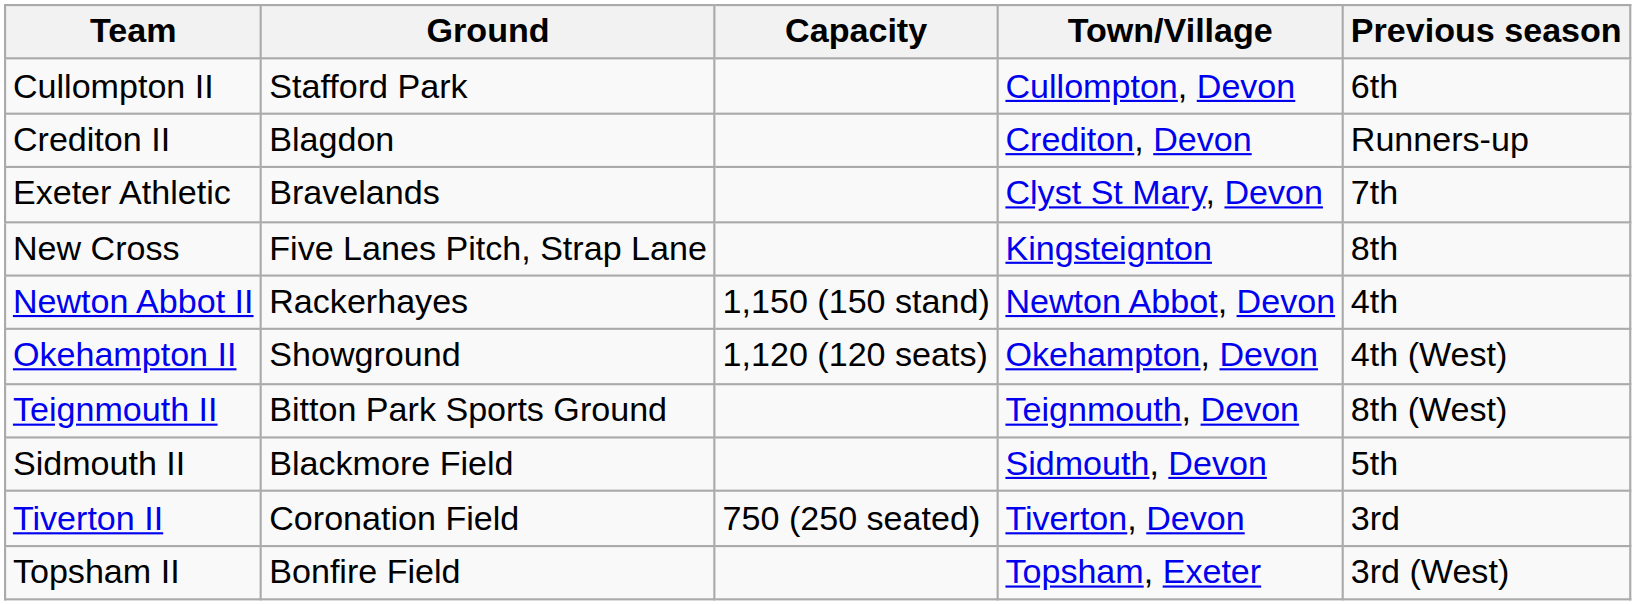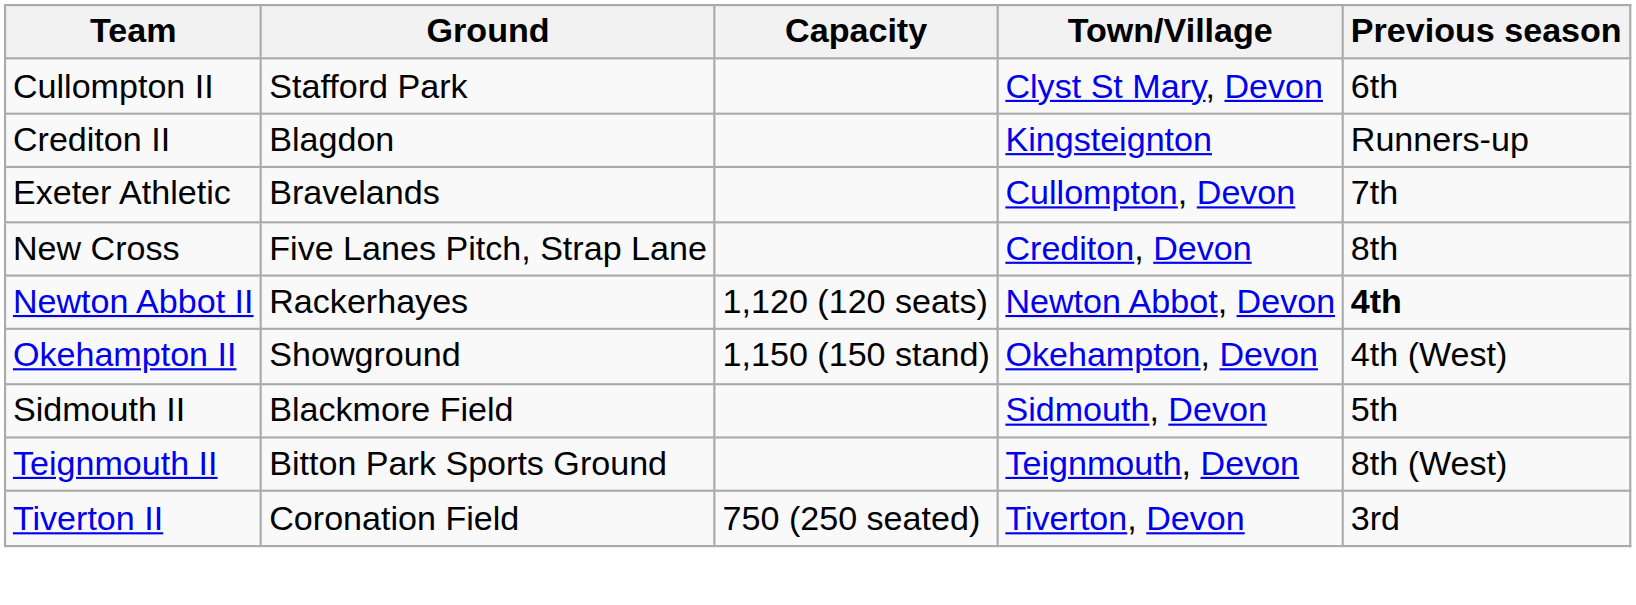(1150, 85) Cullompton, Devon -> (1164, 85) Clyst St Mary, Devon
(1129, 139) Crediton, Devon -> (1109, 139) Kingsteignton
(1164, 193) Clyst St Mary, Devon -> (1150, 193) Cullompton, Devon
(1109, 247) Kingsteignton -> (1129, 247) Crediton, Devon
(856, 301) 1,150 (150 stand) -> (855, 301) 1,120 (120 seats)
(1374, 301) normal -> (1376, 301) bold
(855, 355) 1,120 (120 seats) -> (856, 355) 1,150 (150 stand)
rows swapped: (99, 463) <-> (115, 409)
- row: (96, 572)
